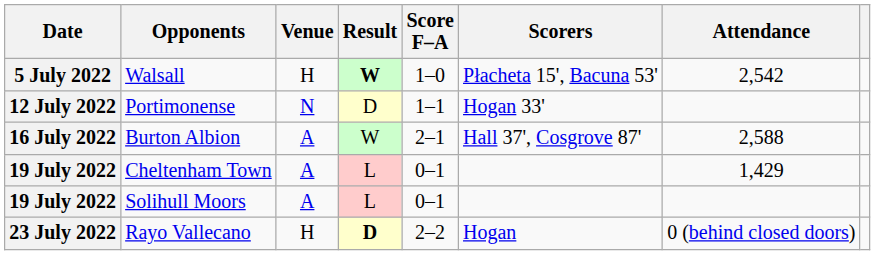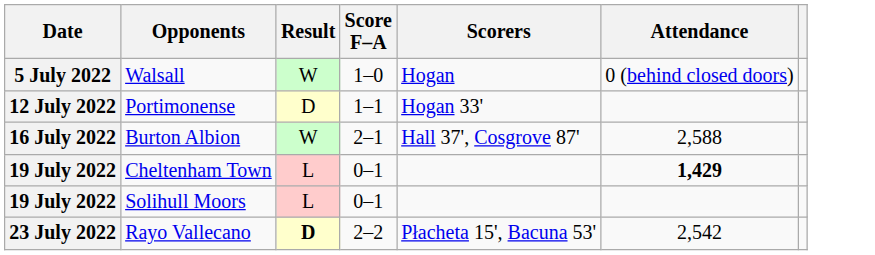- column: (307, 31)
(370, 74) bold -> (308, 74) normal
(561, 74) Płacheta 15', Bacuna 53' -> (428, 74) Hogan
(761, 74) 2,542 -> (700, 74) 0 (behind closed doors)
(761, 169) normal -> (700, 169) bold
(490, 233) Hogan -> (499, 233) Płacheta 15', Bacuna 53'
(761, 233) 0 (behind closed doors) -> (700, 233) 2,542
